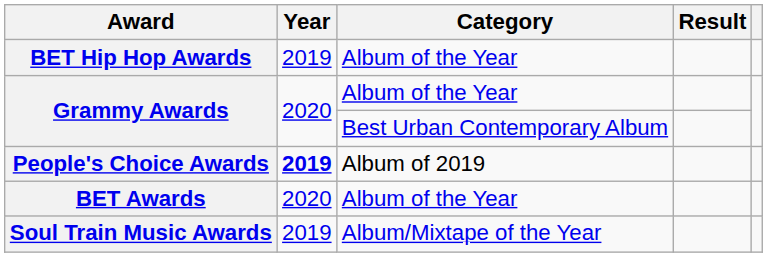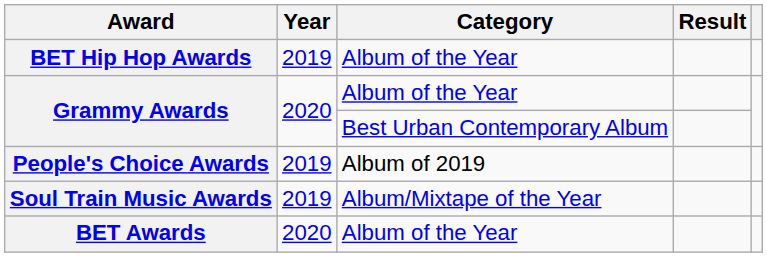(307, 163) bold -> (307, 163) normal
rows swapped: (141, 233) <-> (141, 198)
